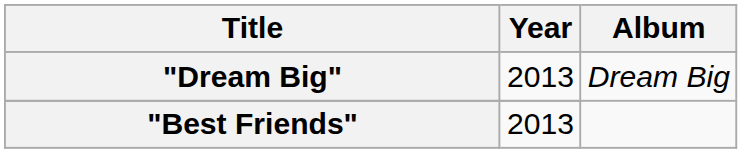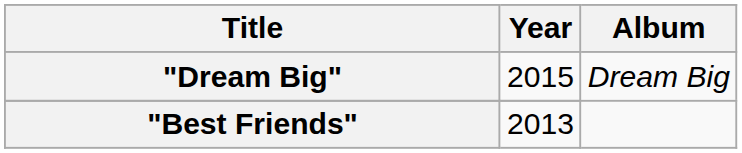(540, 76) 2013 -> (540, 76) 2015
